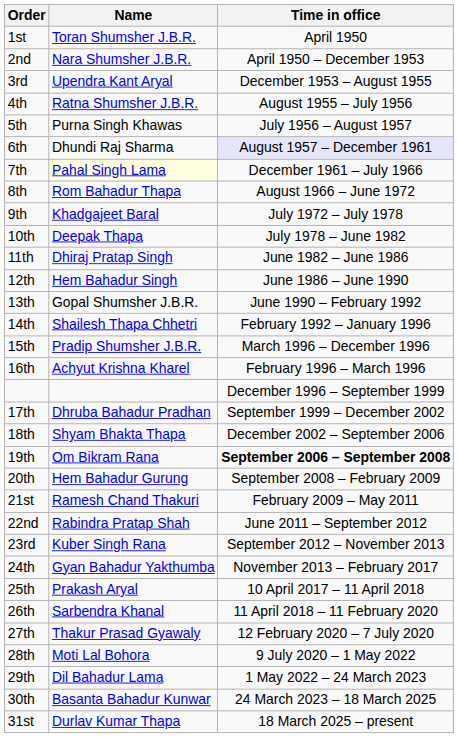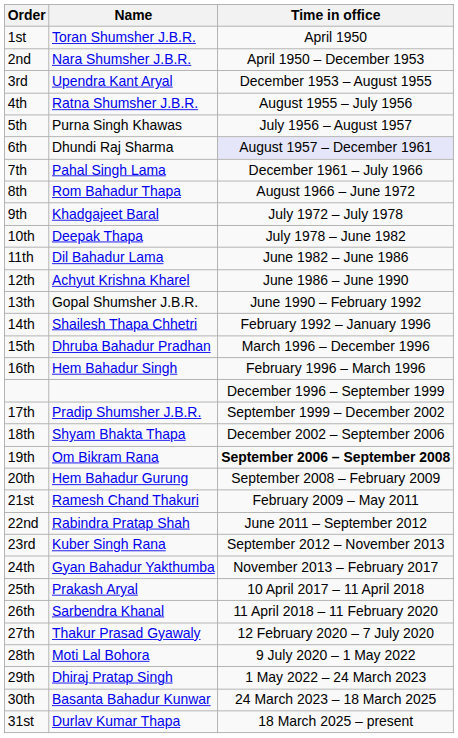(109, 170) lightyellow background -> (109, 170) no background
(112, 258) Dhiraj Pratap Singh -> (108, 258) Dil Bahadur Lama
(115, 280) Hem Bahadur Singh -> (121, 280) Achyut Krishna Kharel
(127, 346) Pradip Shumsher J.B.R. -> (131, 346) Dhruba Bahadur Pradhan
(121, 368) Achyut Krishna Kharel -> (115, 368) Hem Bahadur Singh
(131, 412) Dhruba Bahadur Pradhan -> (127, 412) Pradip Shumsher J.B.R.
(108, 677) Dil Bahadur Lama -> (112, 677) Dhiraj Pratap Singh
